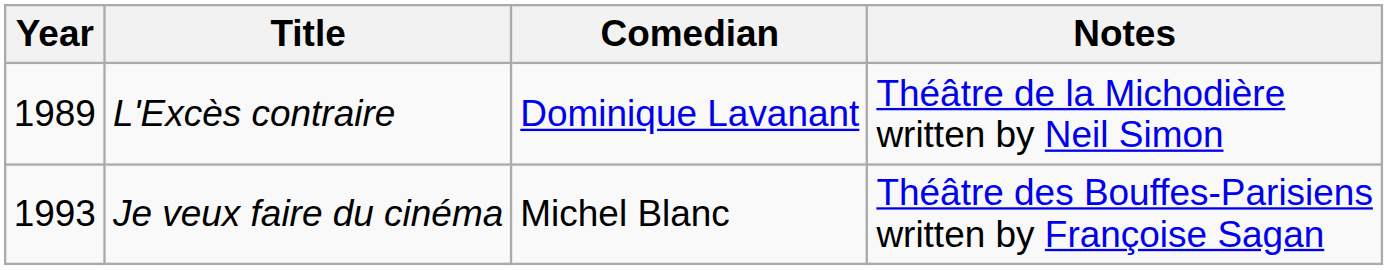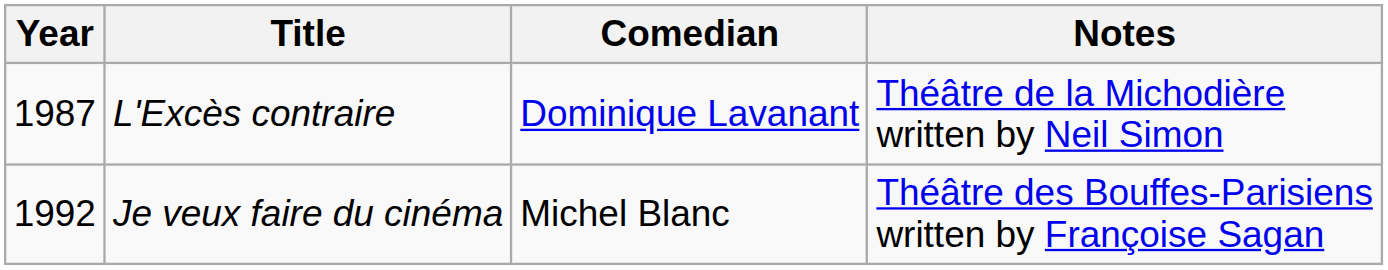(55, 113) 1989 -> (55, 113) 1987
(55, 213) 1993 -> (55, 213) 1992
